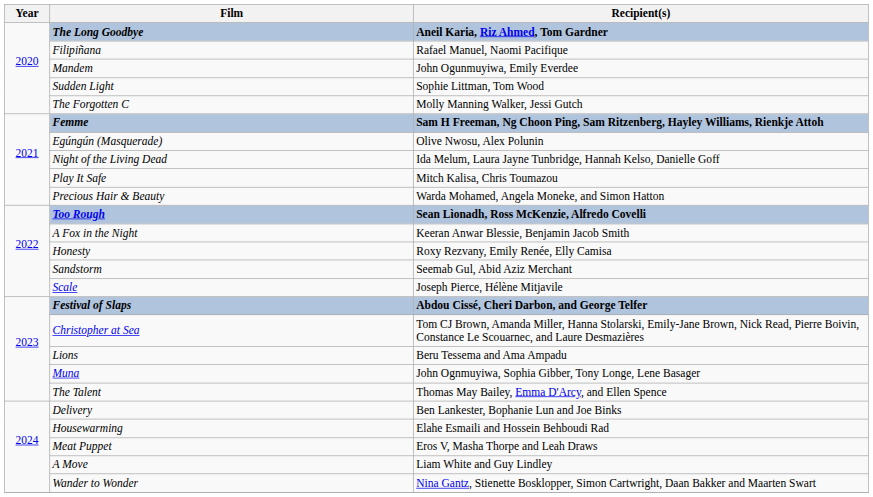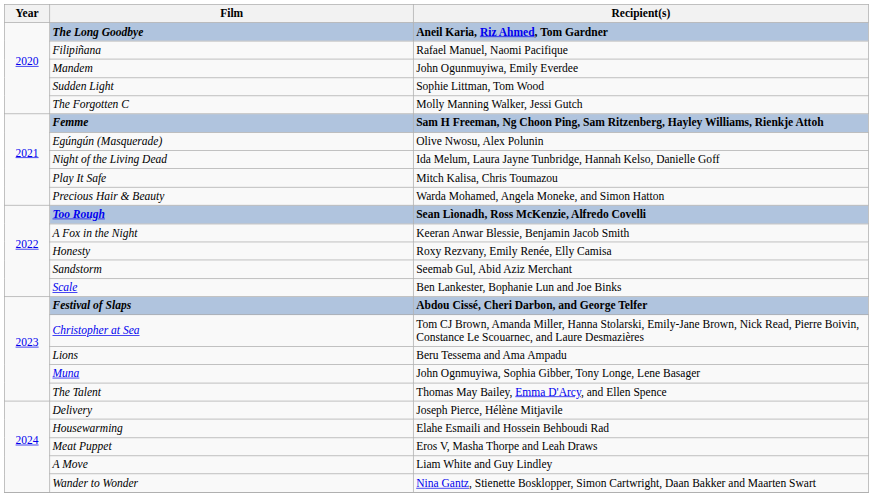(489, 287) Joseph Pierce, Hélène Mitjavile -> (519, 287) Ben Lankester, Bophanie Lun and Joe Binks
(519, 410) Ben Lankester, Bophanie Lun and Joe Binks -> (489, 410) Joseph Pierce, Hélène Mitjavile
